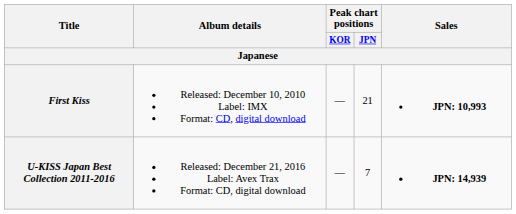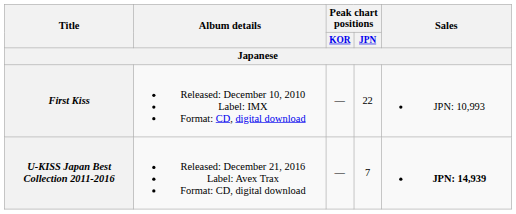(368, 100) 21 -> (368, 100) 22
(446, 106) bold -> (446, 106) normal
